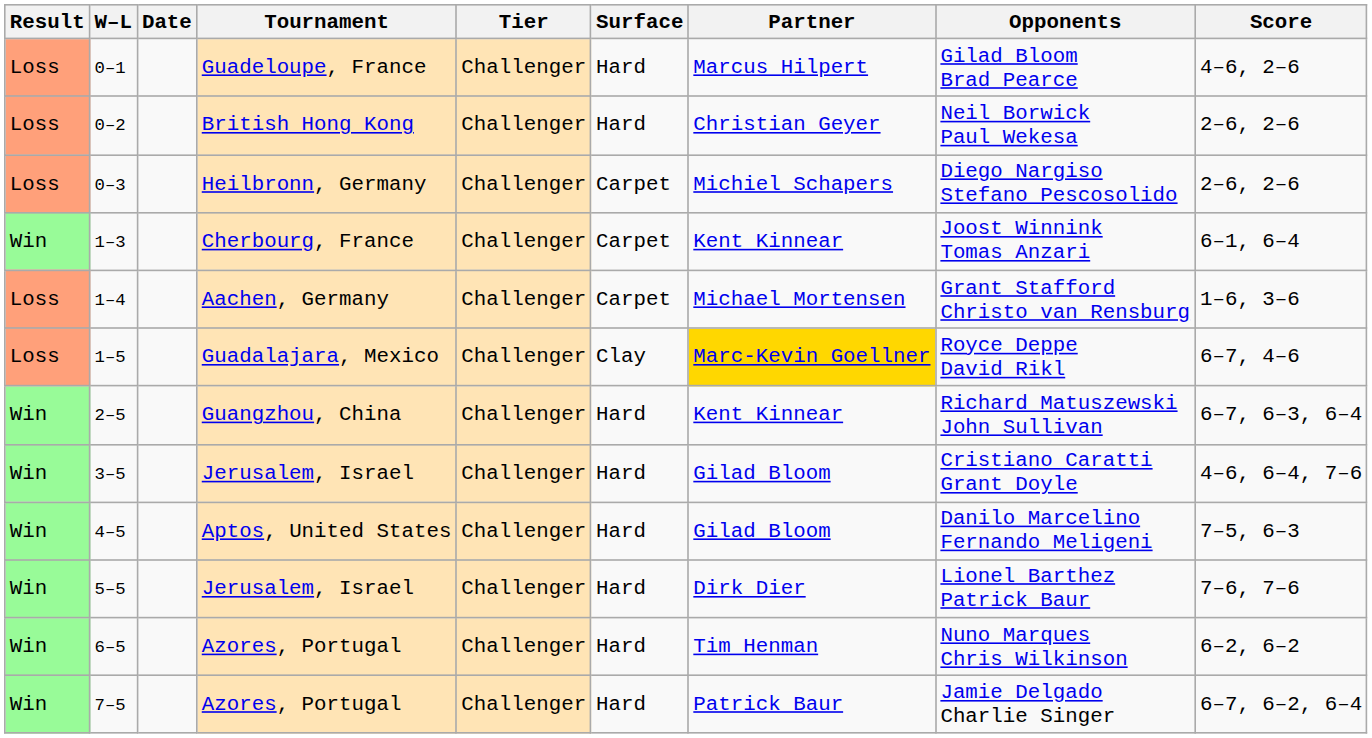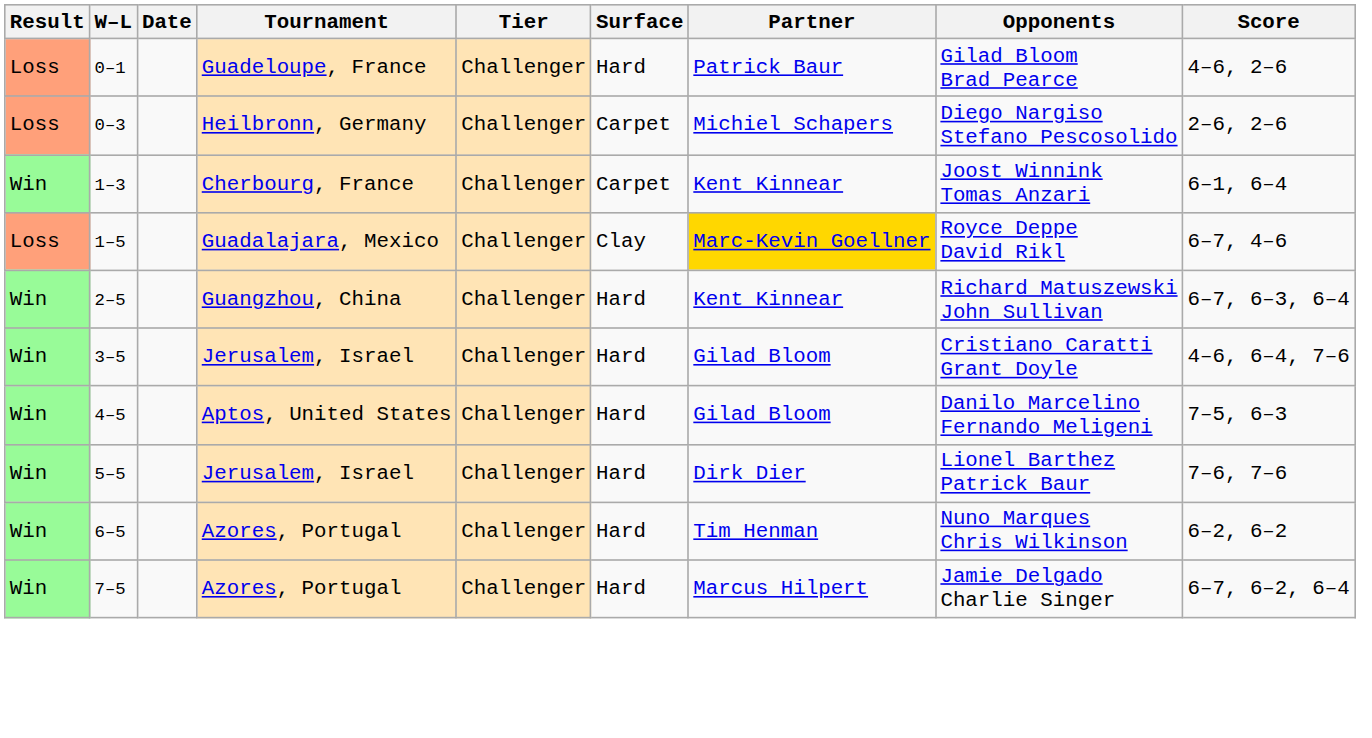(781, 68) Marcus Hilpert -> (768, 68) Patrick Baur
- row: (110, 126)
- row: (110, 300)
(768, 705) Patrick Baur -> (781, 589) Marcus Hilpert
